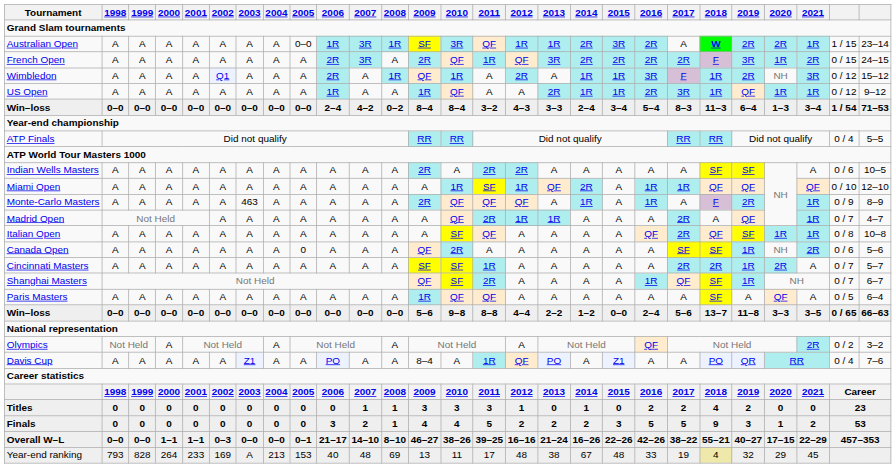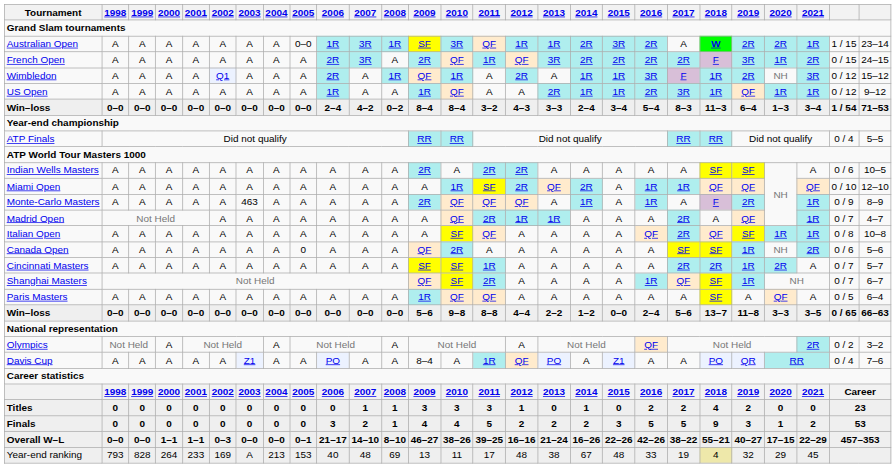(522, 187) 1R -> (522, 187) 2R
